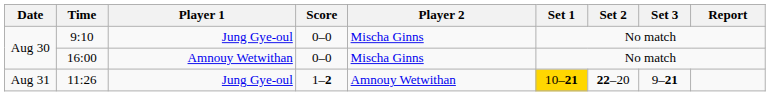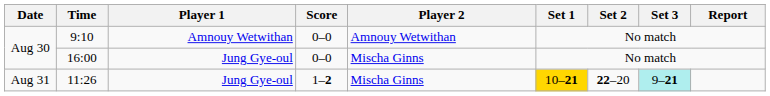(257, 37) Jung Gye-oul -> (240, 37) Amnouy Wetwithan
(387, 37) Mischa Ginns -> (403, 37) Amnouy Wetwithan
(240, 58) Amnouy Wetwithan -> (257, 58) Jung Gye-oul
(403, 80) Amnouy Wetwithan -> (387, 80) Mischa Ginns
(665, 80) no background -> (665, 80) paleturquoise background
